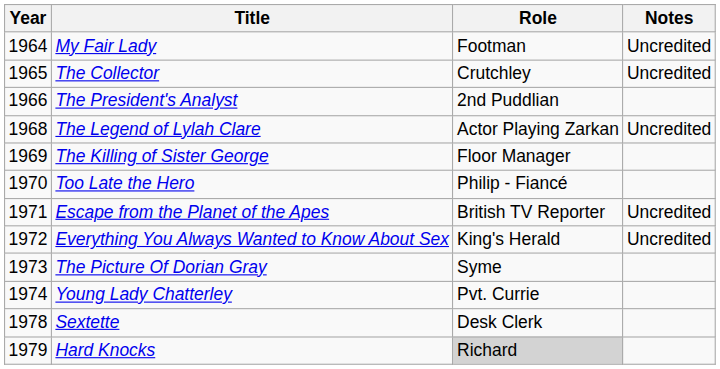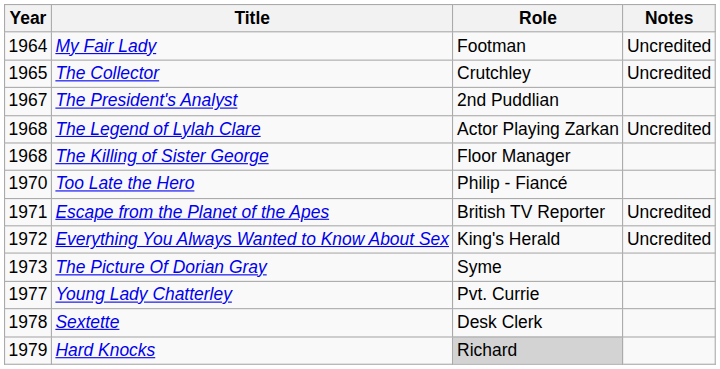(28, 101) 1966 -> (28, 101) 1967
(28, 156) 1969 -> (28, 156) 1968
(28, 294) 1974 -> (28, 294) 1977
